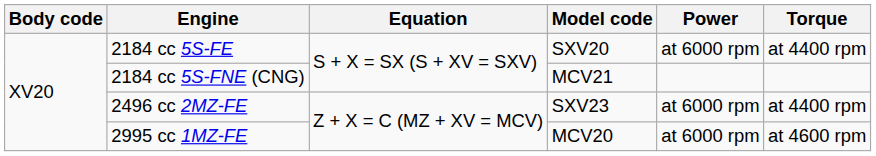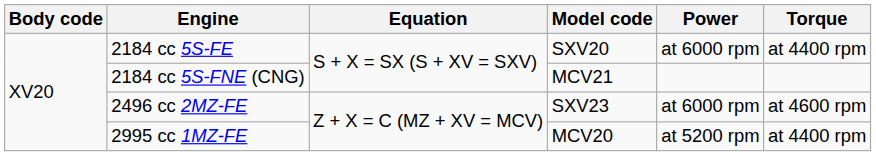(817, 106) at 4400 rpm -> (817, 106) at 4600 rpm
(710, 135) at 6000 rpm -> (710, 135) at 5200 rpm
(817, 135) at 4600 rpm -> (817, 135) at 4400 rpm
